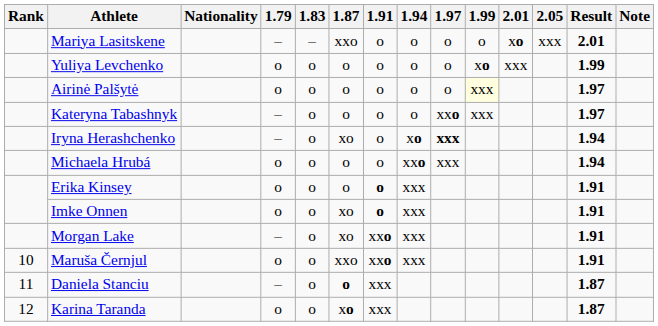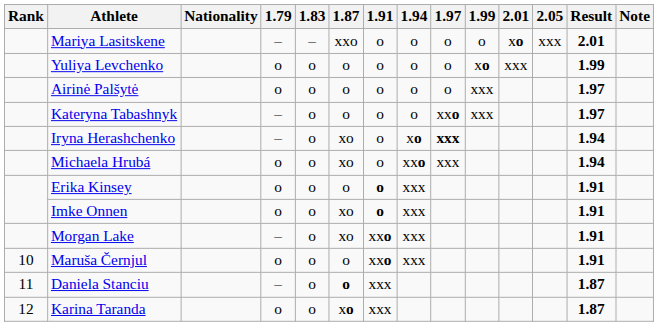(482, 89) lightyellow background -> (482, 89) no background
(346, 162) o -> (346, 162) xo
(346, 260) xxo -> (346, 260) o
